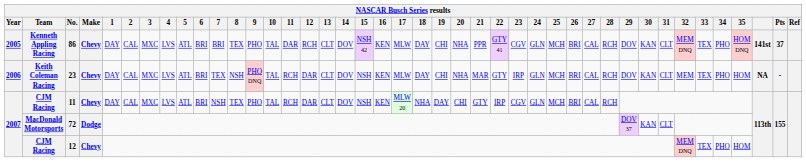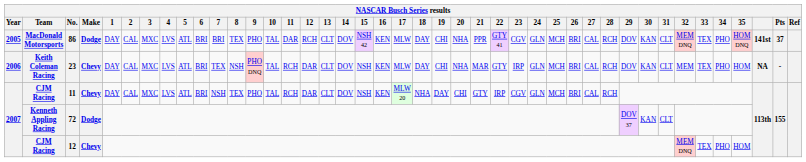(44, 45) Kenneth Appling Racing -> (44, 40) MacDonald Motorsports
(91, 45) Chevy -> (91, 40) Dodge
(44, 124) MacDonald Motorsports -> (44, 119) Kenneth Appling Racing
